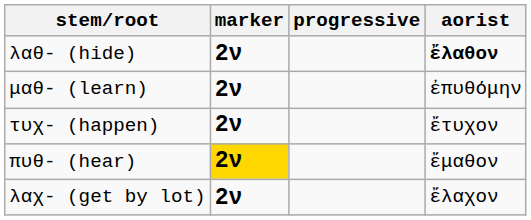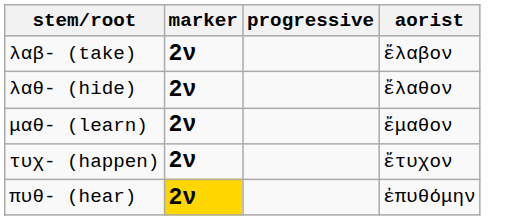+ row: (73, 54)
(464, 54) bold -> (418, 90) normal
(476, 90) ἐπυθόμην -> (418, 126) ἔμαθον
(464, 161) ἔμαθον -> (429, 197) ἐπυθόμην
- row: (107, 197)
